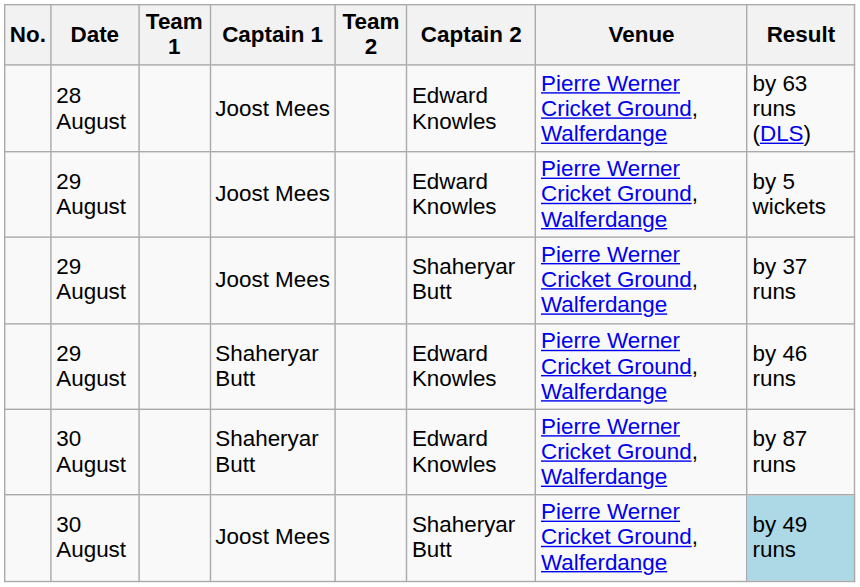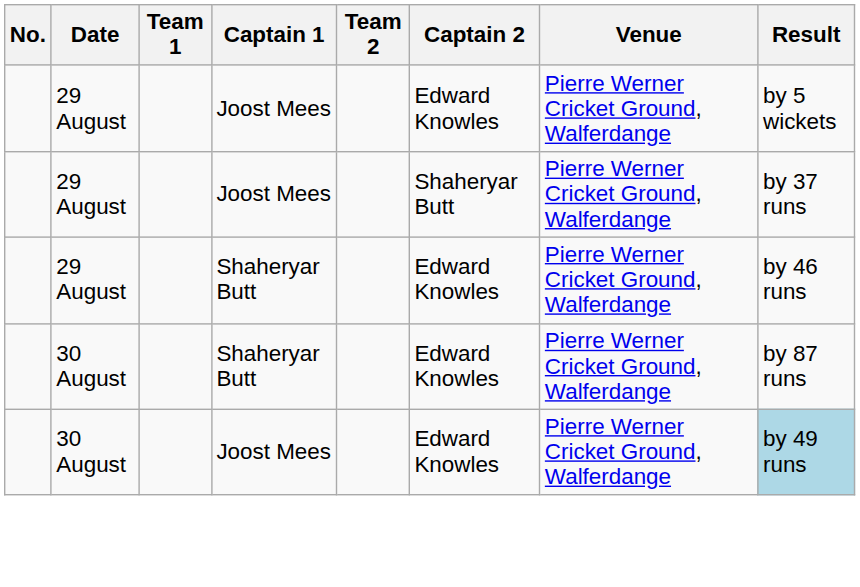- row: (91, 108)
(464, 537) Shaheryar Butt -> (457, 451) Edward Knowles
